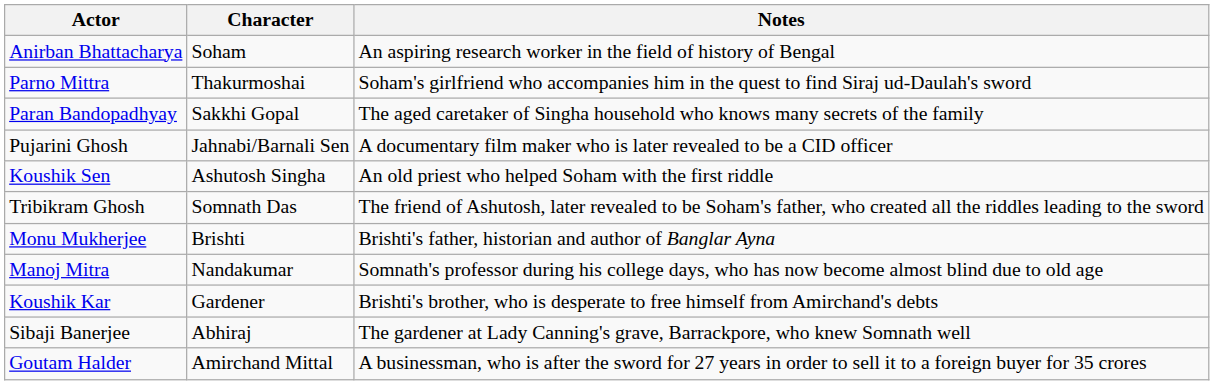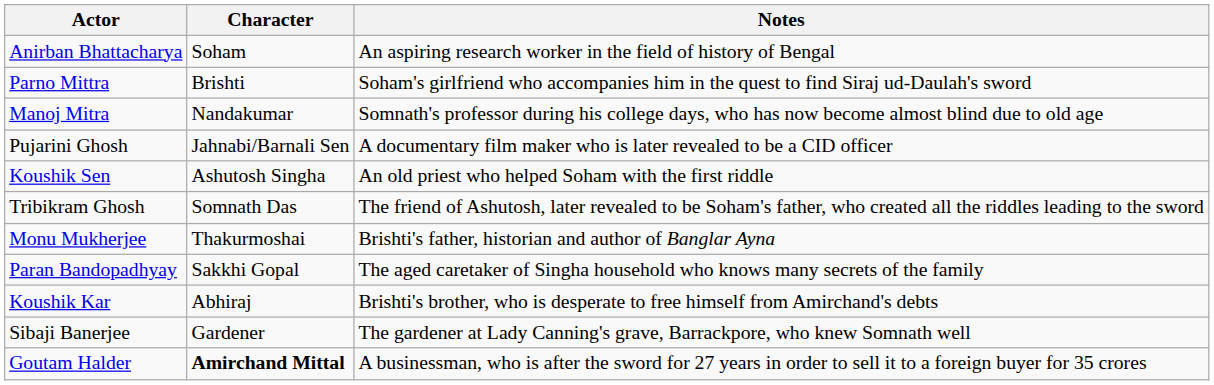(248, 82) Thakurmoshai -> (218, 82) Brishti
rows swapped: (93, 113) <-> (59, 269)
(218, 238) Brishti -> (248, 238) Thakurmoshai
(228, 301) Gardener -> (221, 301) Abhiraj
(221, 332) Abhiraj -> (228, 332) Gardener
(262, 363) normal -> (268, 363) bold
